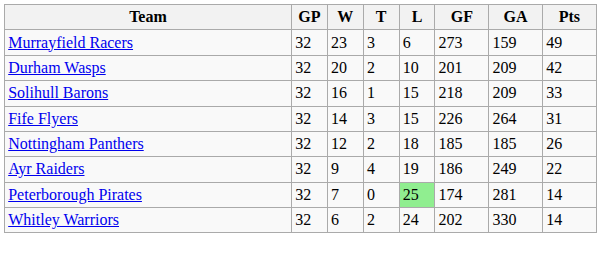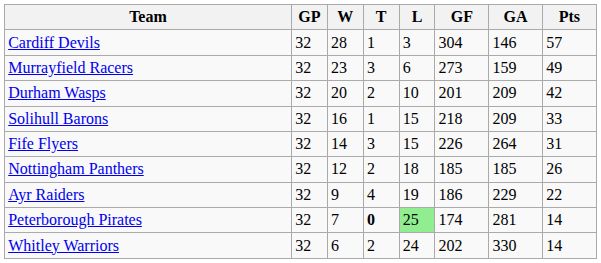+ row: (54, 42)
(504, 169) 249 -> (504, 194) 229
(371, 194) normal -> (371, 220) bold
